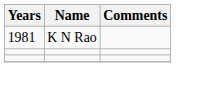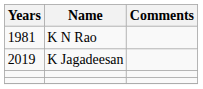+ row: (22, 59)
